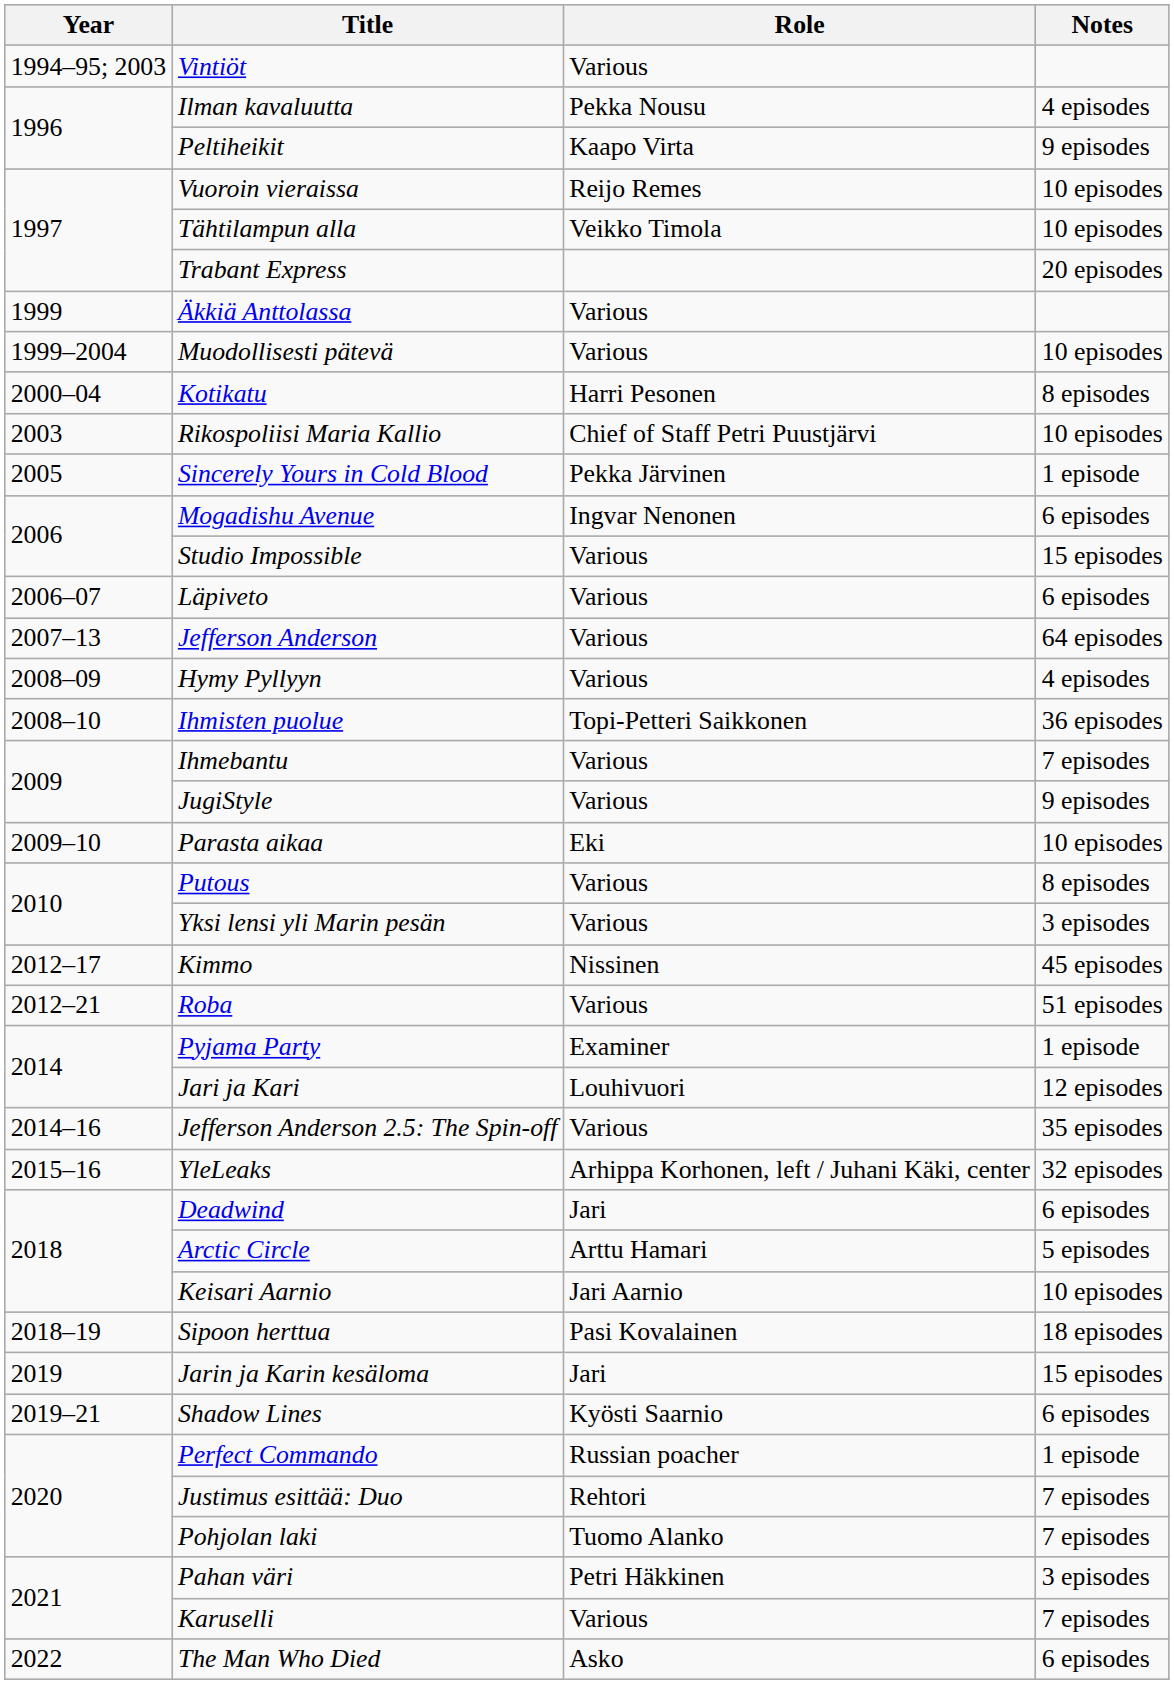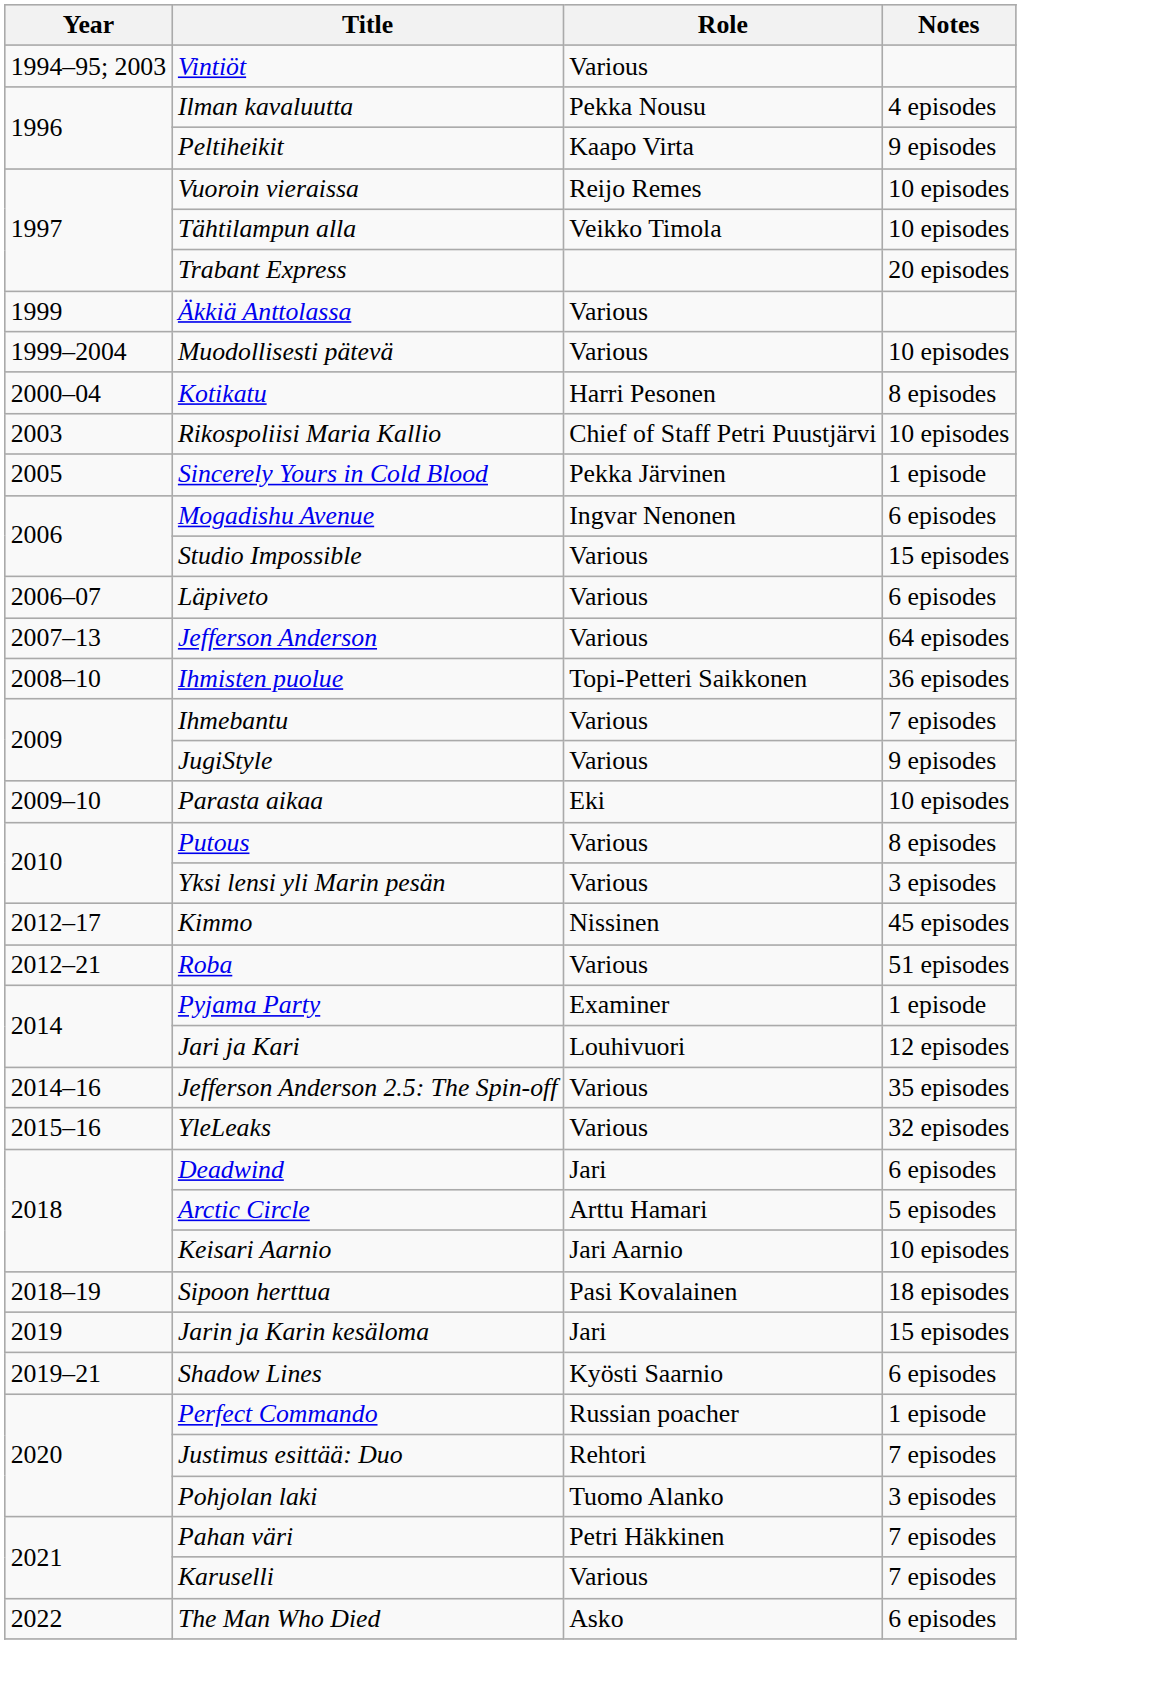- row: (250, 678)
(800, 1168) Arhippa Korhonen, left / Juhani Käki, center -> (609, 1127) Various
(1096, 1536) 7 episodes -> (942, 1495) 3 episodes
(1096, 1577) 3 episodes -> (942, 1536) 7 episodes
